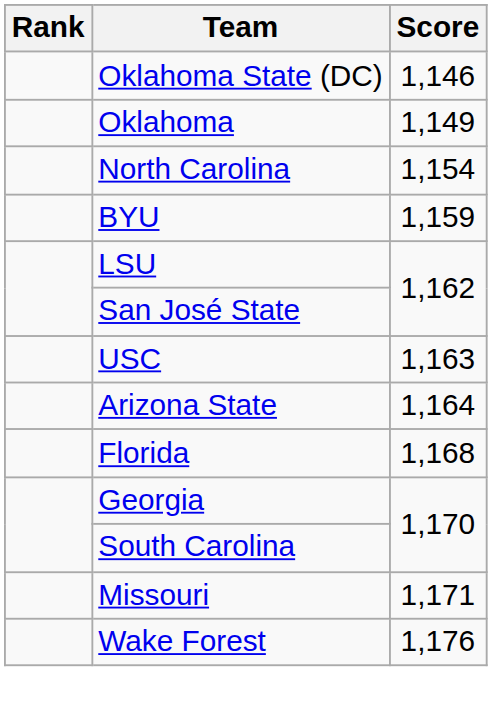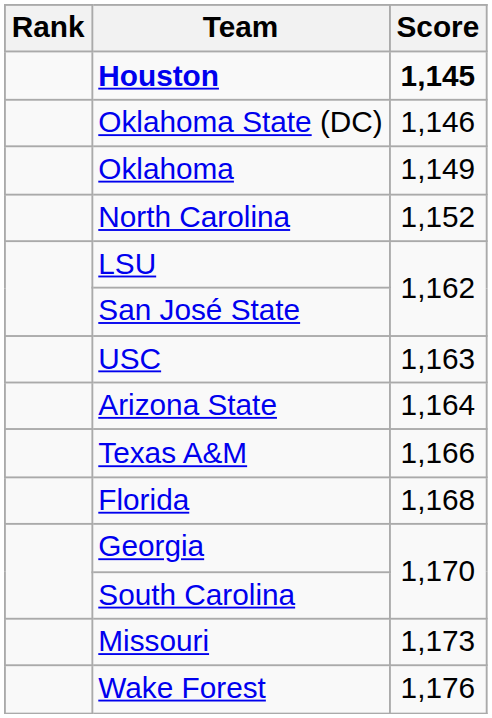+ row: (159, 75)
(438, 169) 1,154 -> (438, 216) 1,152
- row: (129, 216)
+ row: (173, 452)
(438, 594) 1,171 -> (438, 641) 1,173
